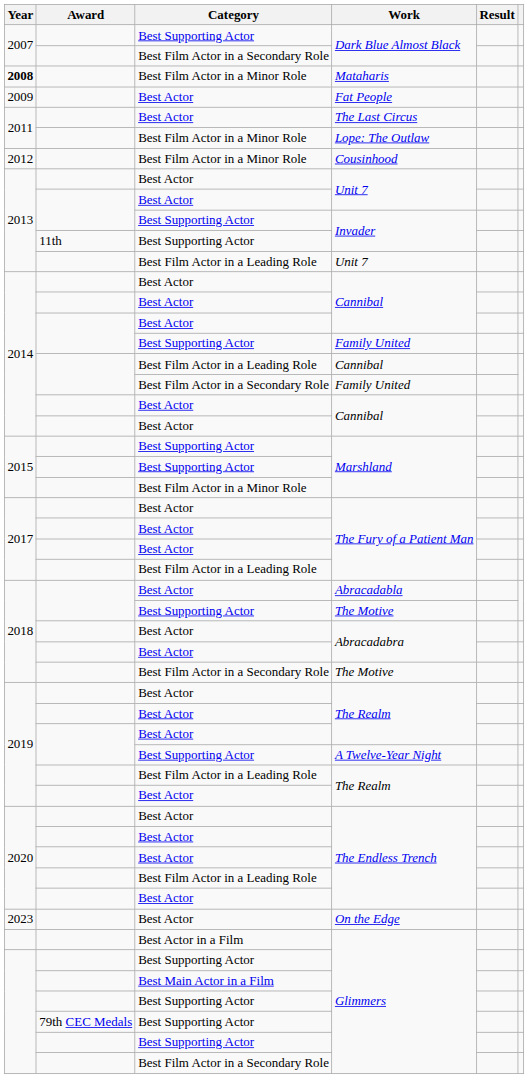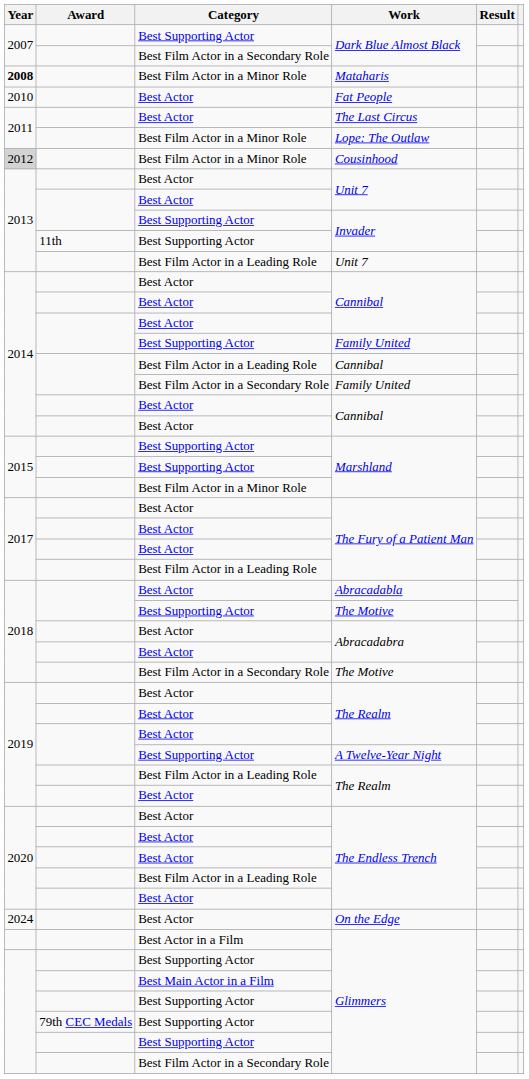(20, 96) 2009 -> (20, 96) 2010
(20, 158) no background -> (20, 158) lightgrey background
(20, 919) 2023 -> (20, 919) 2024
